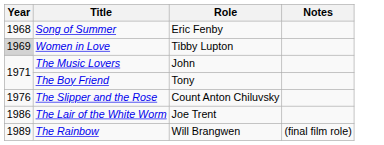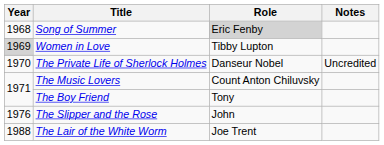(197, 30) no background -> (237, 30) lightgrey background
+ row: (121, 64)
(183, 64) John -> (265, 81) Count Anton Chiluvsky
(226, 98) Count Anton Chiluvsky -> (223, 115) John
(19, 115) 1986 -> (19, 132) 1988
- row: (67, 132)
